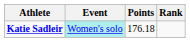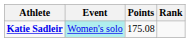(141, 29) 176.18 -> (141, 29) 175.08
